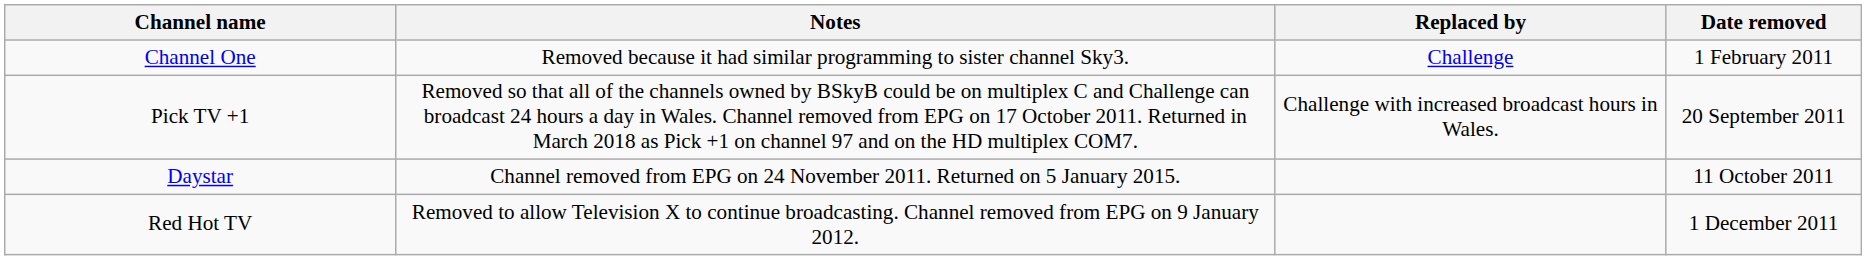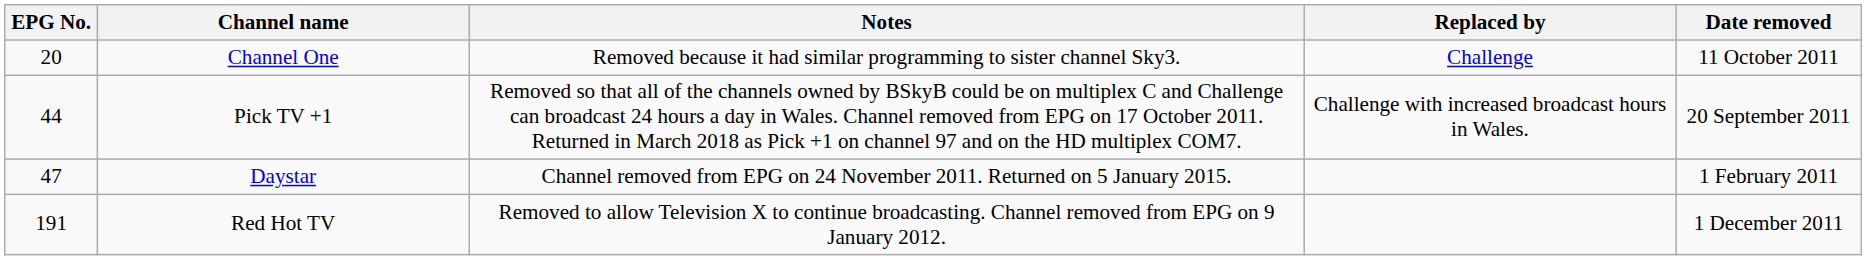+ column: (51, 22)
(1764, 57) 1 February 2011 -> (1768, 57) 11 October 2011
(1764, 177) 11 October 2011 -> (1768, 177) 1 February 2011
